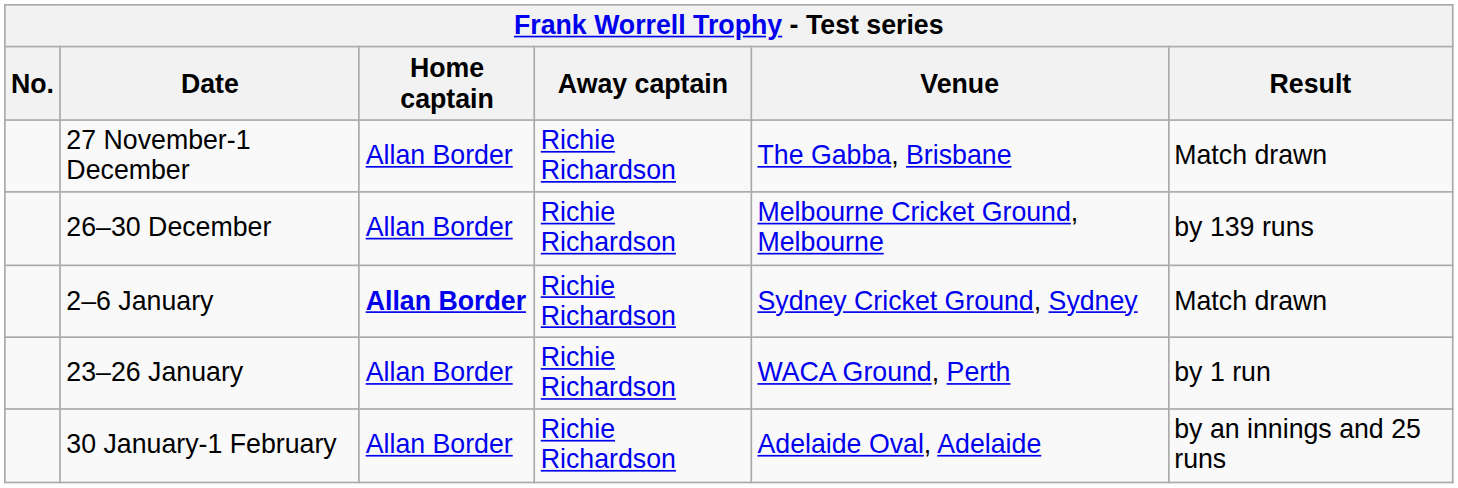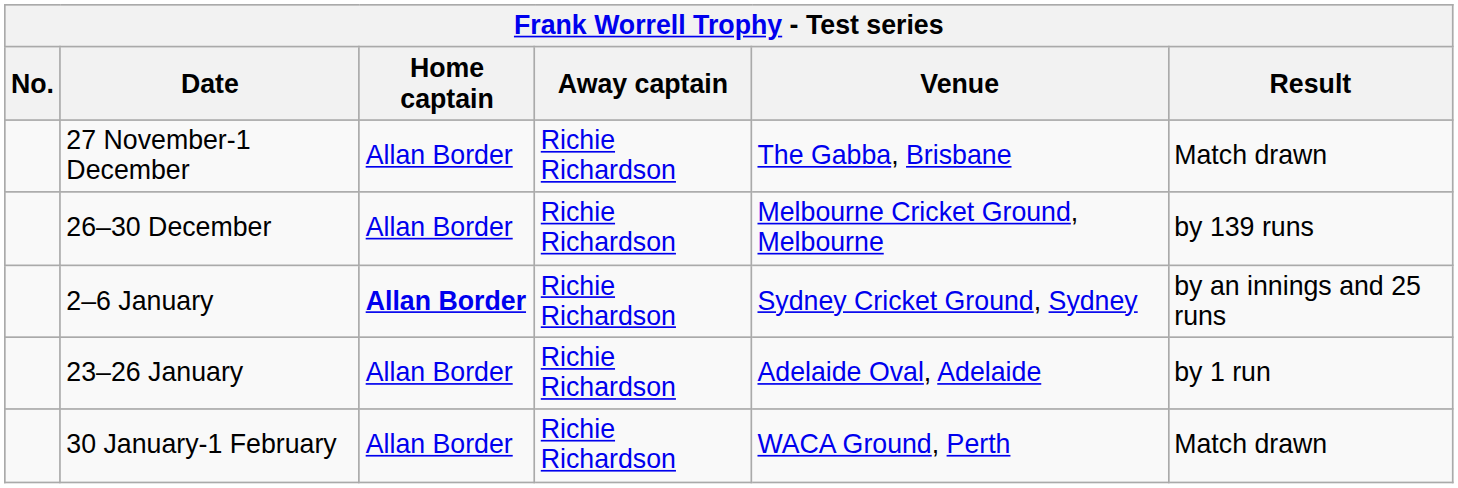(1251, 300) Match drawn -> (1298, 300) by an innings and 25 runs
(884, 372) WACA Ground, Perth -> (899, 372) Adelaide Oval, Adelaide
(899, 445) Adelaide Oval, Adelaide -> (884, 445) WACA Ground, Perth
(1298, 445) by an innings and 25 runs -> (1251, 445) Match drawn
